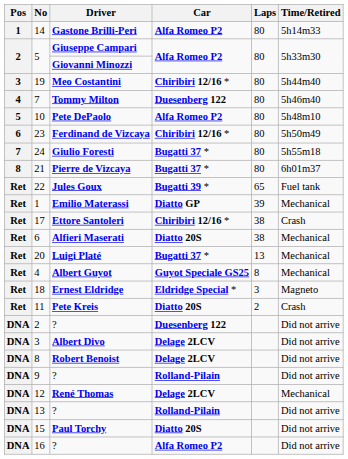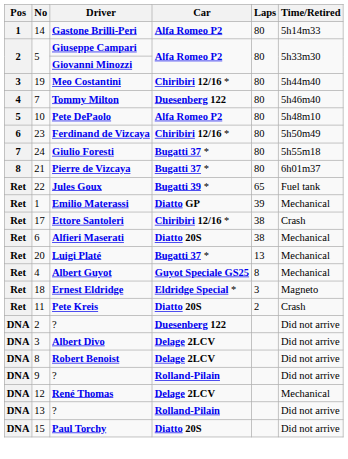- row: (40, 445)
